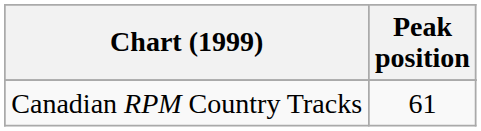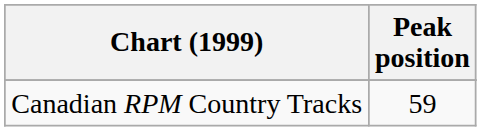(422, 102) 61 -> (422, 102) 59
